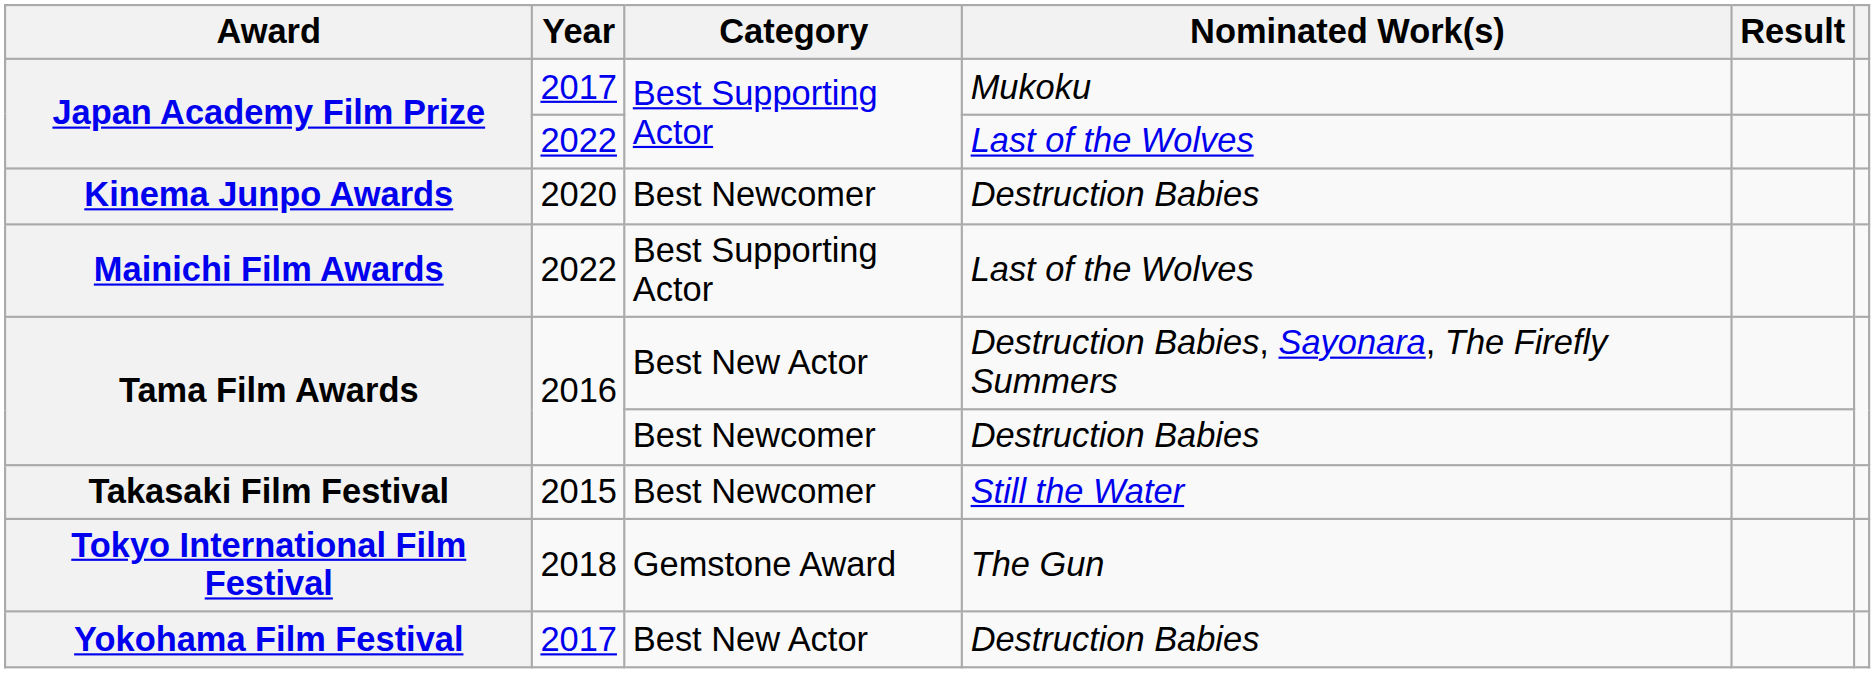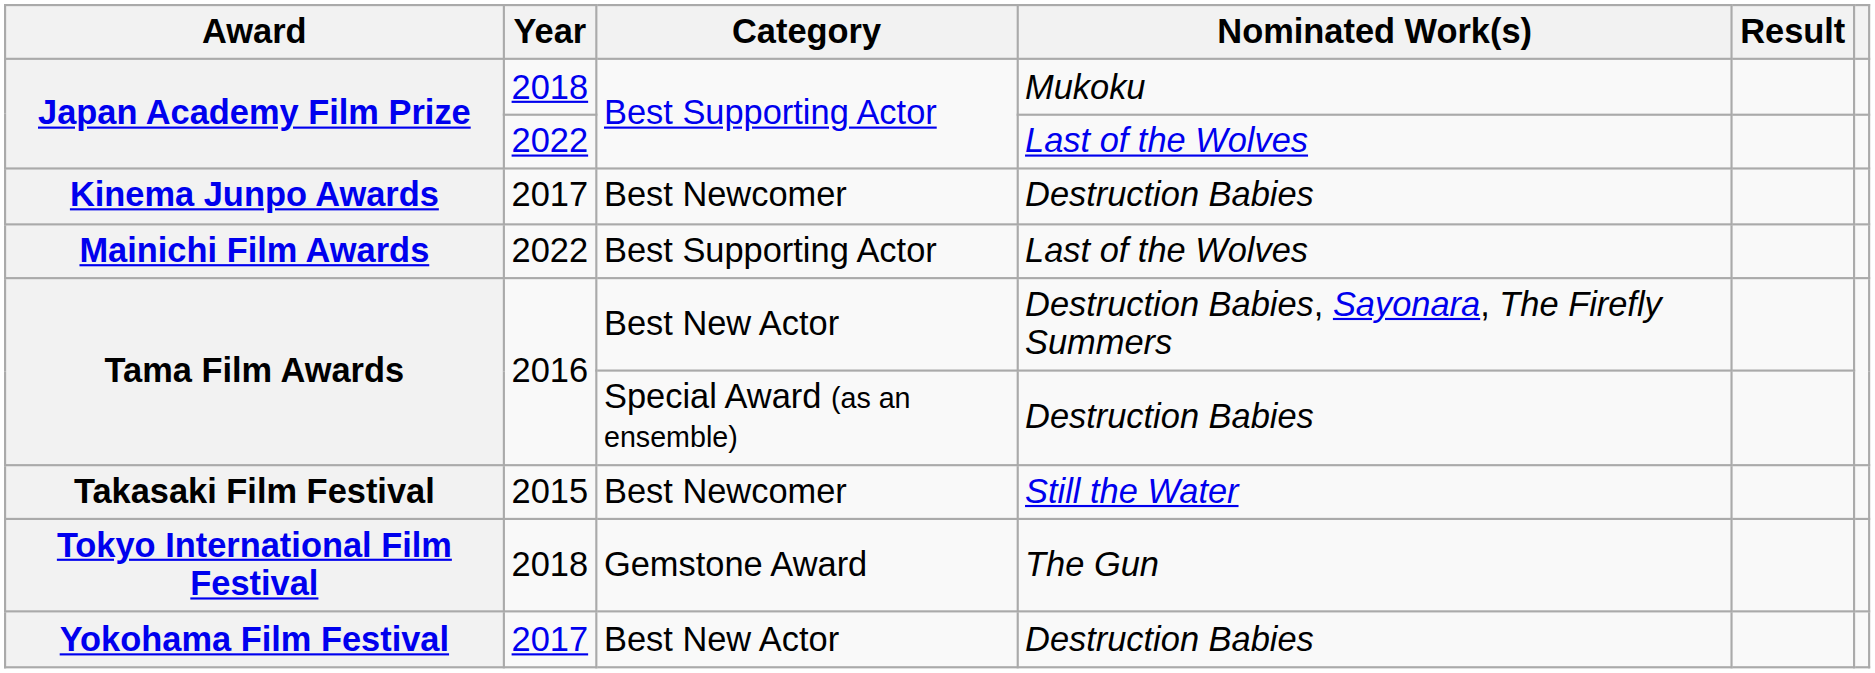(579, 86) 2017 -> (550, 86) 2018
(579, 195) 2020 -> (550, 195) 2017
(754, 436) Best Newcomer -> (757, 417) Special Award (as an ensemble)
